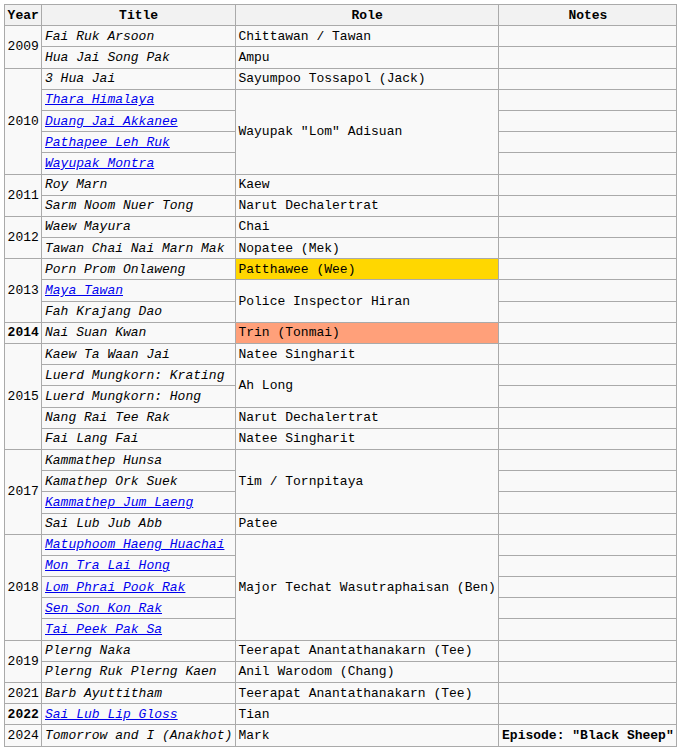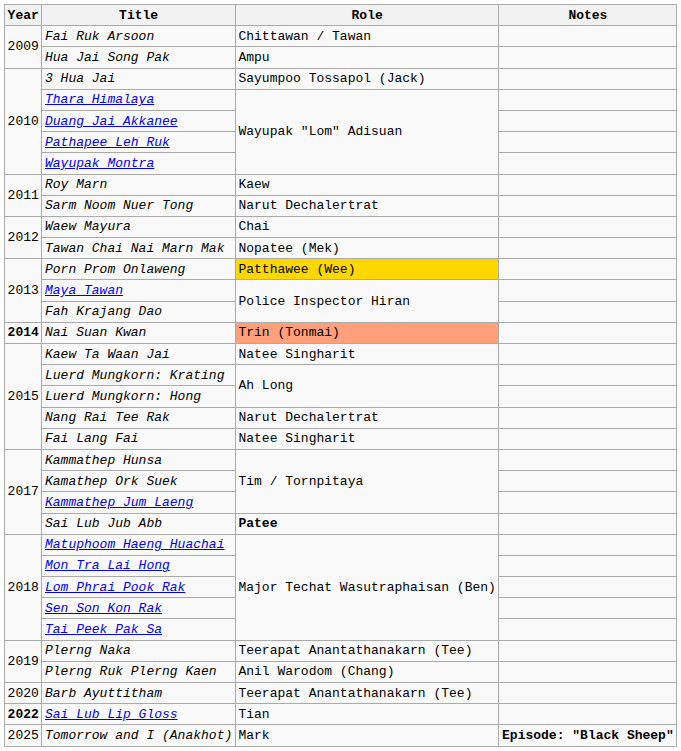(258, 524) normal -> (258, 524) bold
(23, 693) 2021 -> (23, 693) 2020
(23, 735) 2024 -> (23, 735) 2025
